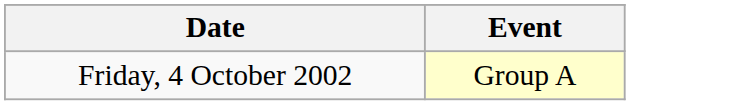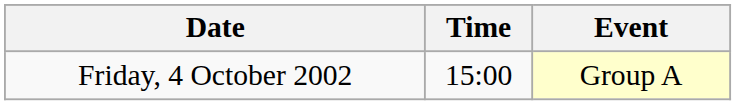+ column: (479, 27)
